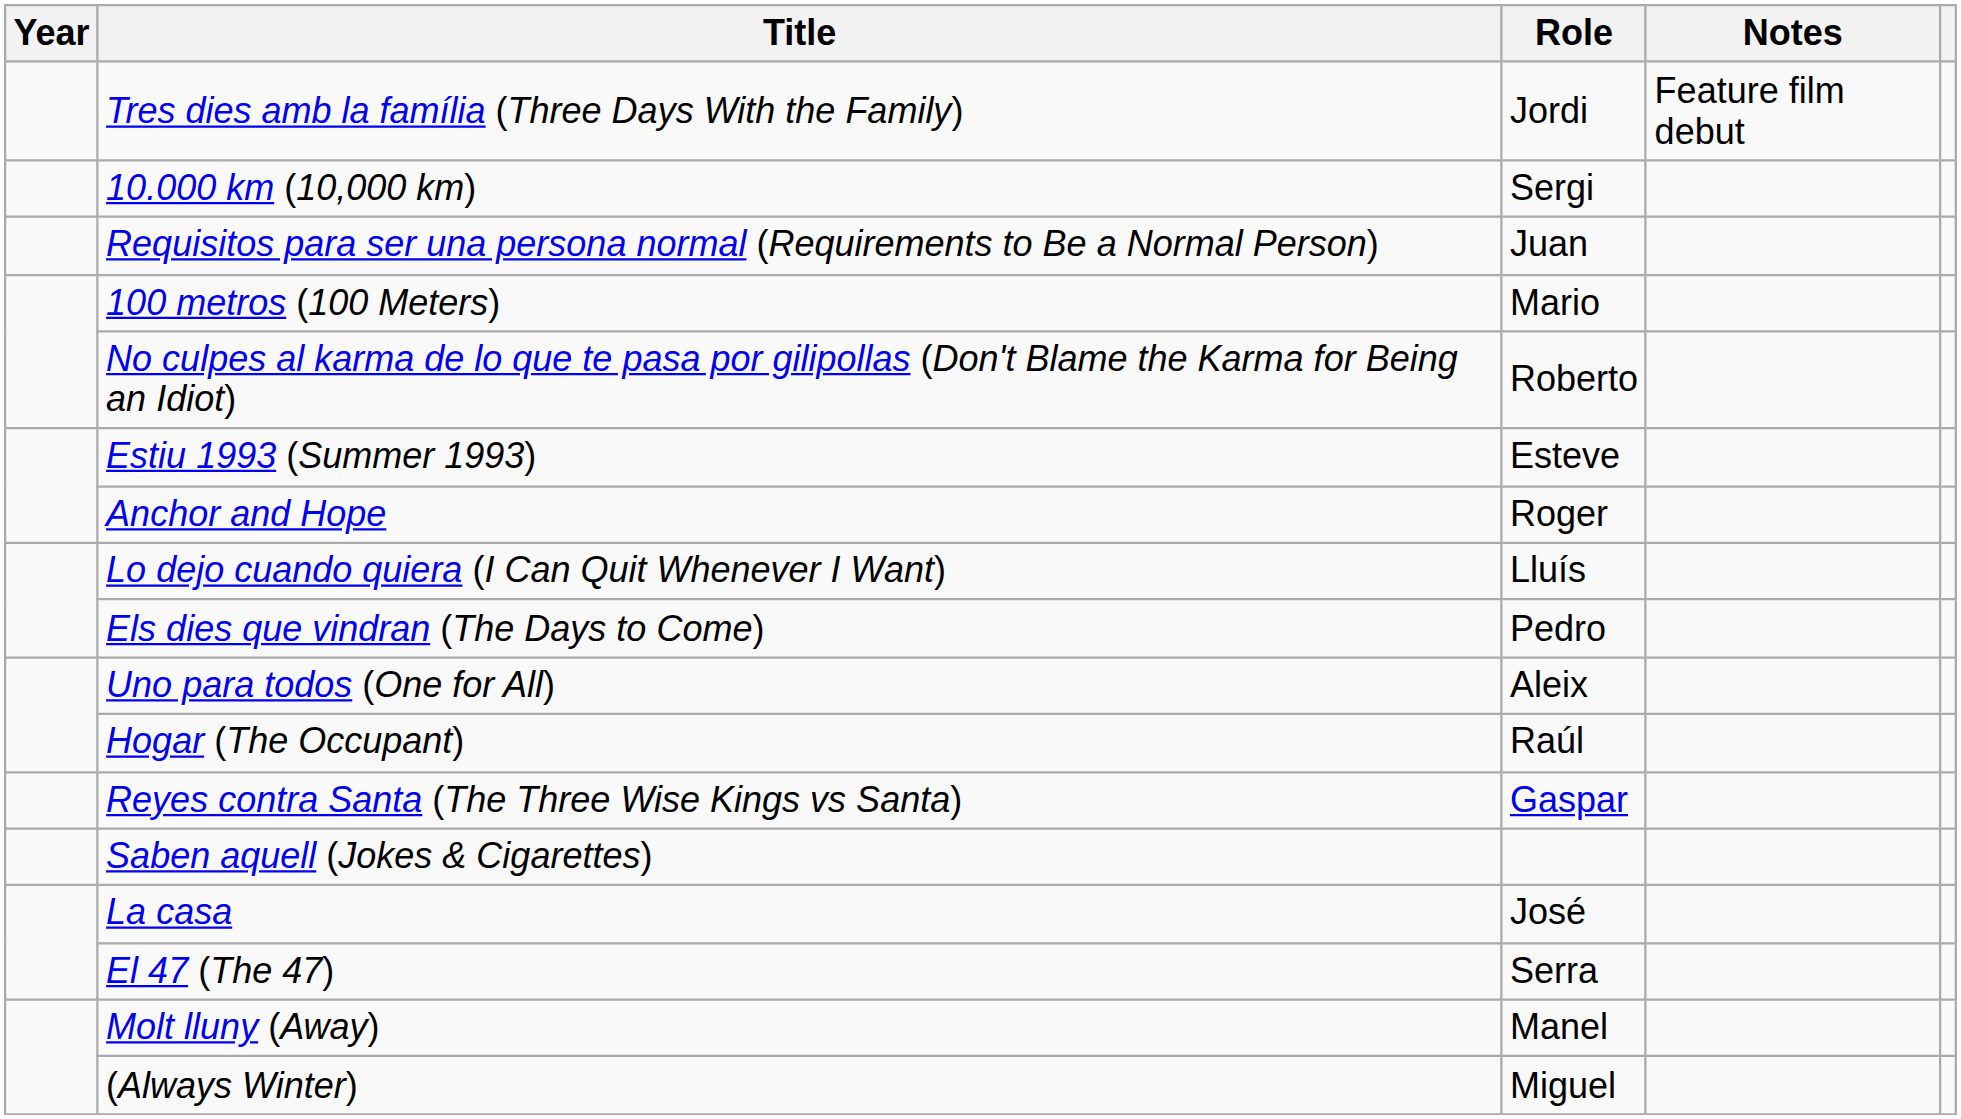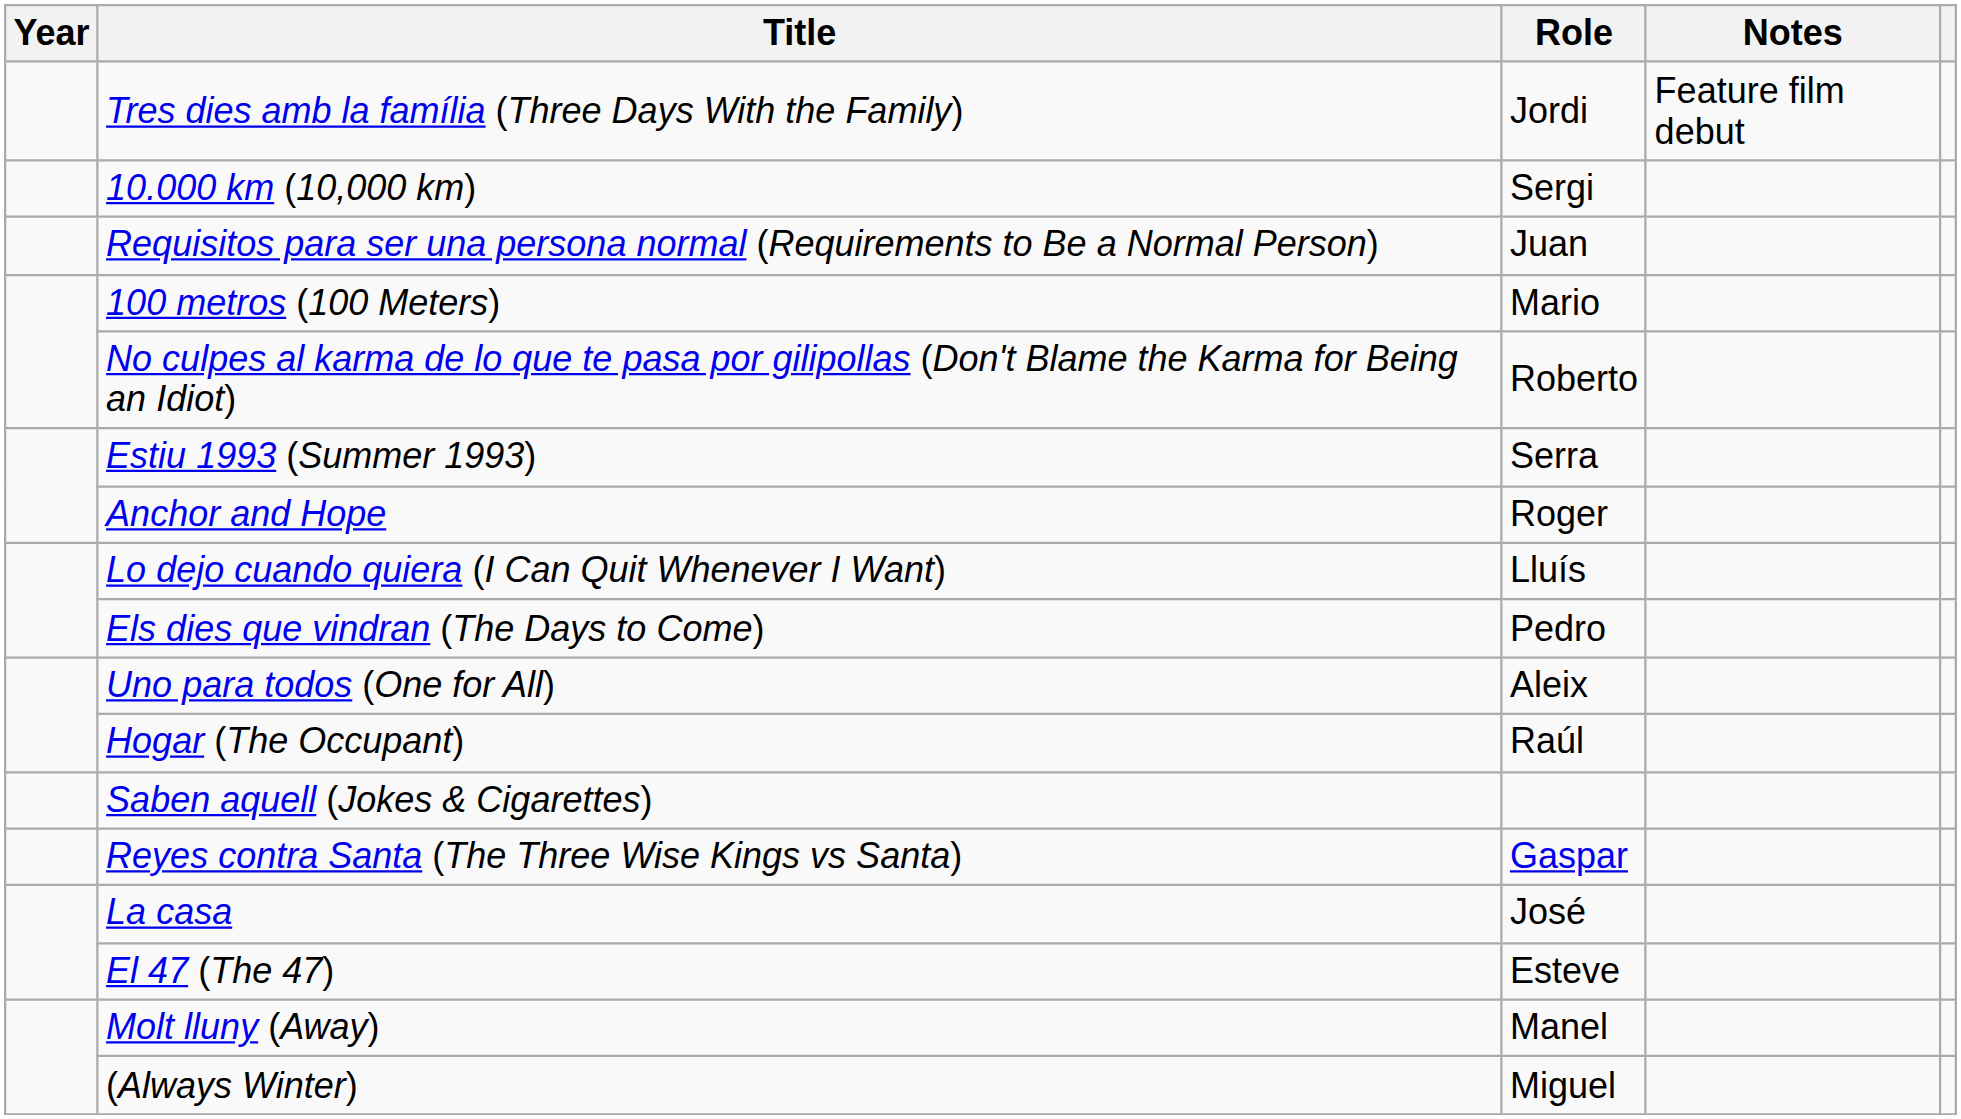(1565, 456) Esteve -> (1554, 456) Serra
rows swapped: (534, 799) <-> (379, 856)
(1554, 970) Serra -> (1565, 970) Esteve
